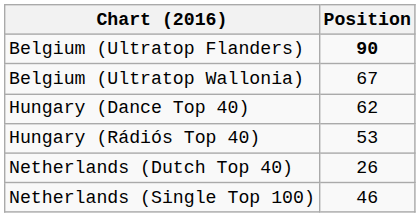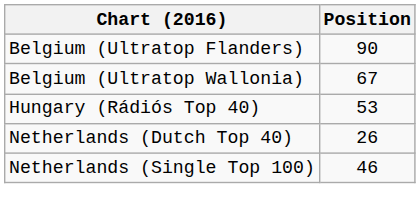(367, 49) bold -> (367, 49) normal
- row: (129, 109)
